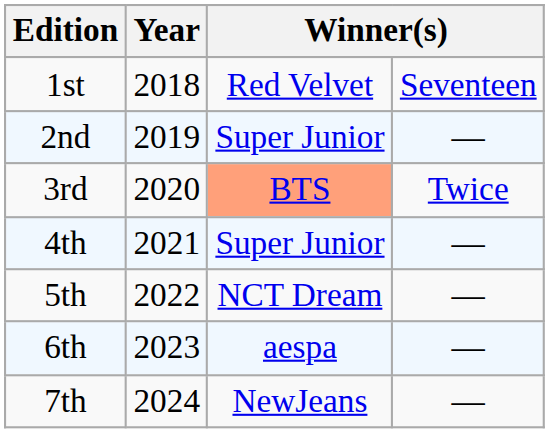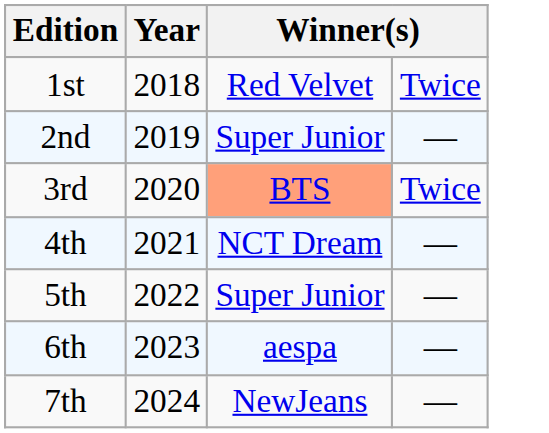(468, 83) Seventeen -> (440, 83) Twice
(300, 242) Super Junior -> (300, 242) NCT Dream
(300, 294) NCT Dream -> (300, 294) Super Junior
